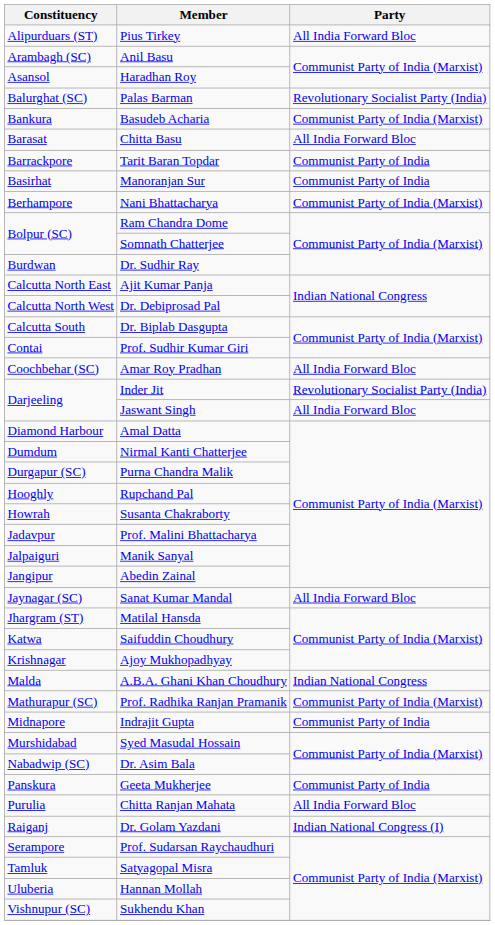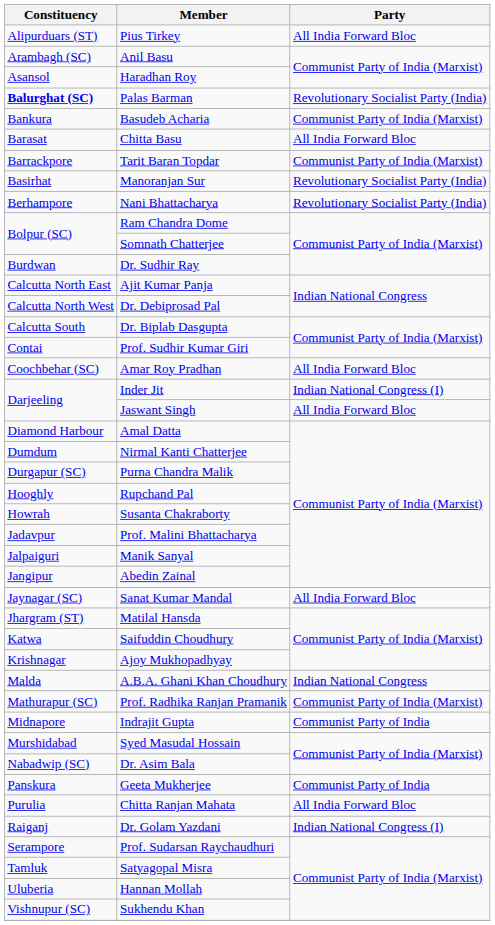(47, 98) normal -> (50, 98) bold
(361, 160) Communist Party of India -> (388, 160) Communist Party of India (Marxist)
(361, 181) Communist Party of India -> (390, 181) Revolutionary Socialist Party (India)
(388, 202) Communist Party of India (Marxist) -> (390, 202) Revolutionary Socialist Party (India)
(390, 389) Revolutionary Socialist Party (India) -> (368, 389) Indian National Congress (I)
